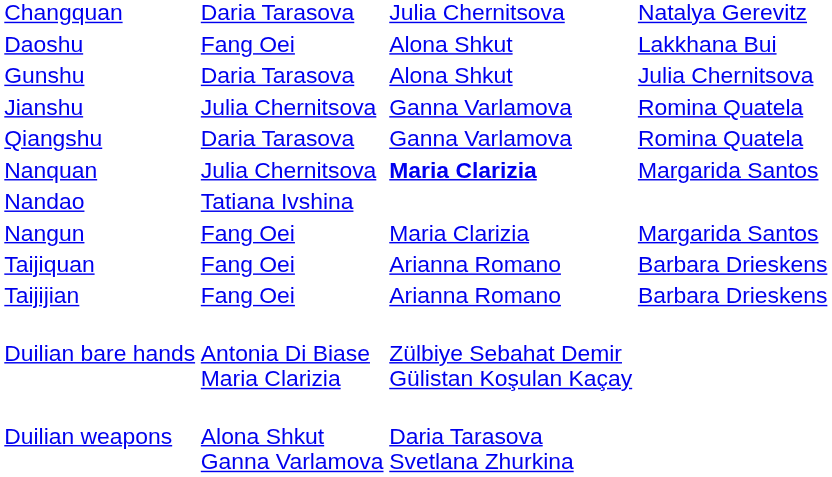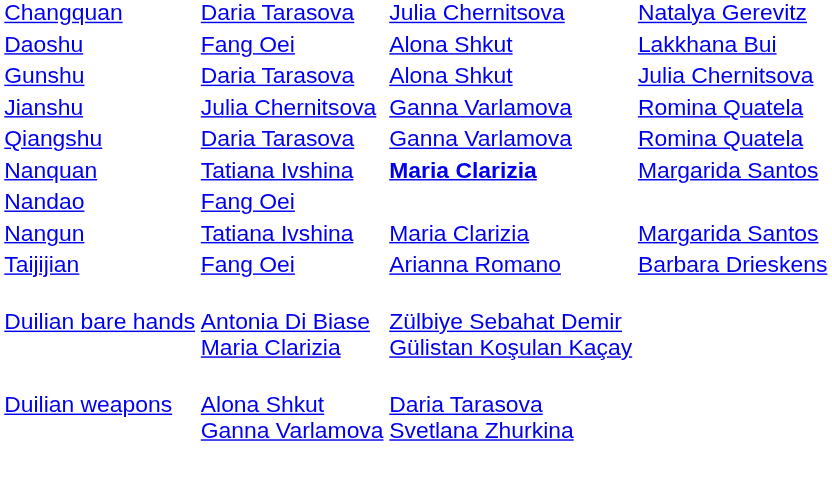(289, 170) Julia Chernitsova -> (277, 170) Tatiana Ivshina
(277, 201) Tatiana Ivshina -> (248, 201) Fang Oei
(248, 233) Fang Oei -> (277, 233) Tatiana Ivshina
- row: (49, 264)
